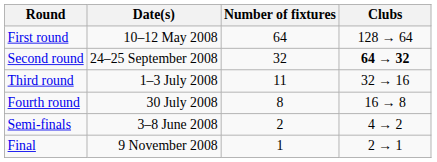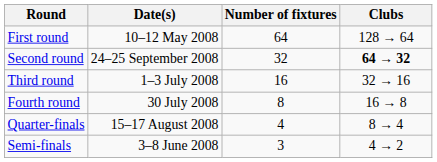(280, 80) 11 -> (281, 80) 16
+ row: (46, 124)
(280, 124) 2 -> (281, 146) 3
- row: (22, 146)
